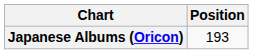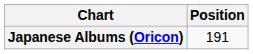(217, 37) 193 -> (217, 37) 191
